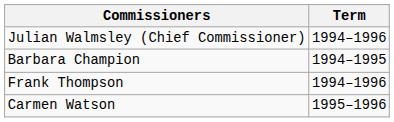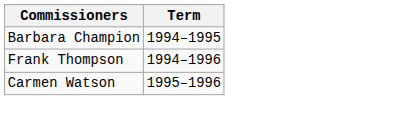- row: (157, 38)
